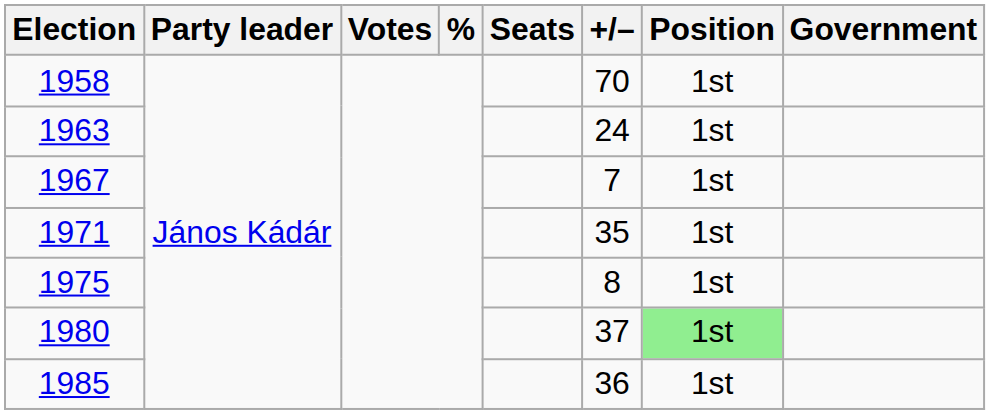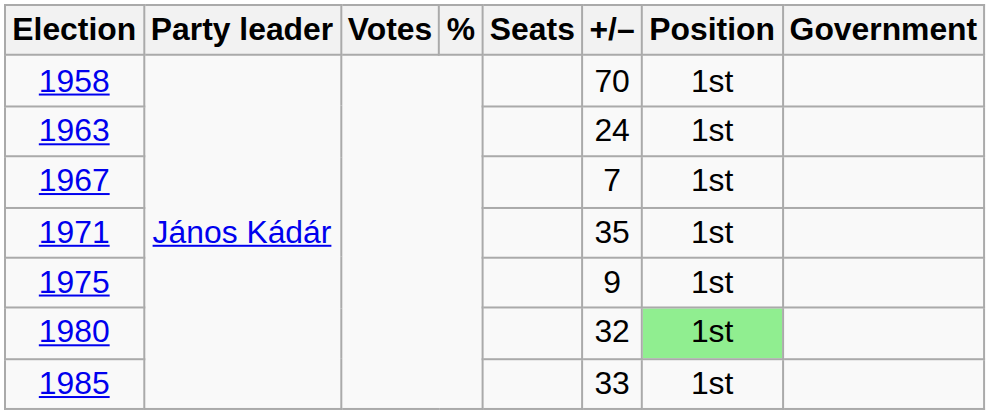(612, 282) 8 -> (612, 282) 9
(612, 332) 37 -> (612, 332) 32
(612, 383) 36 -> (612, 383) 33
